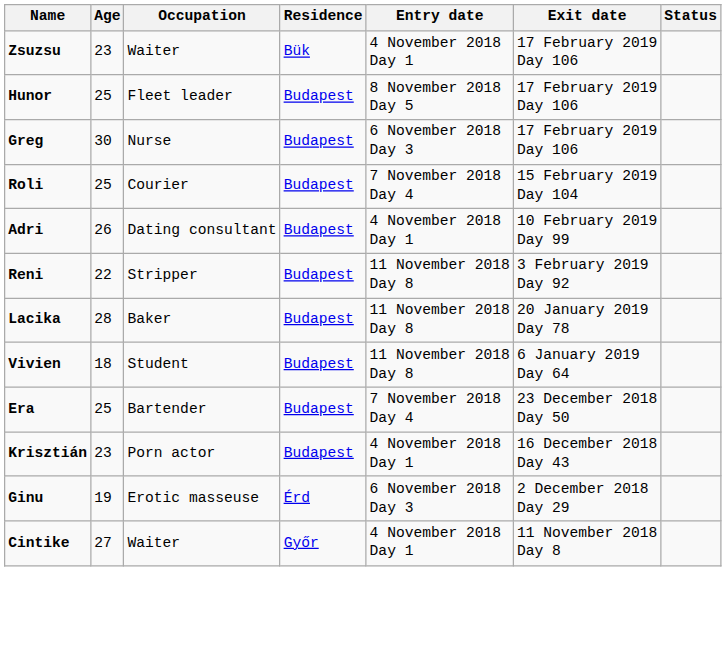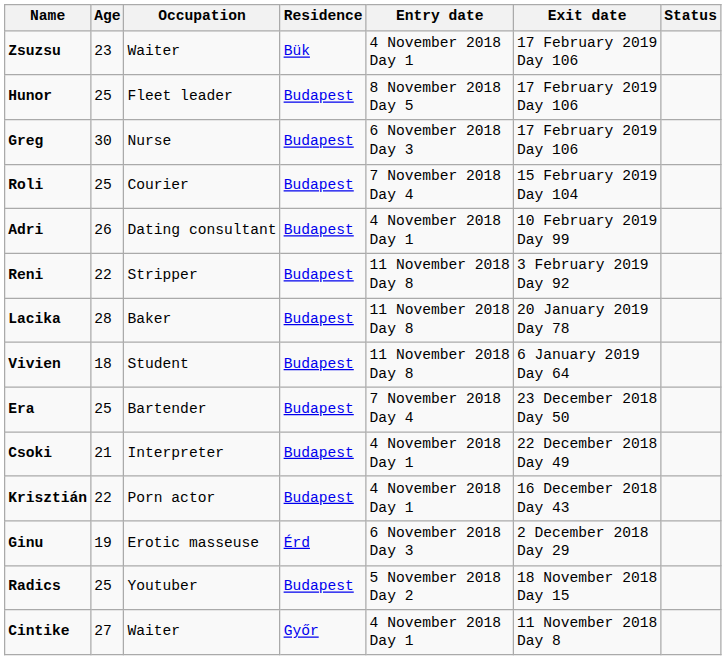+ row: (30, 453)
(103, 453) 23 -> (103, 497) 22
+ row: (34, 587)
